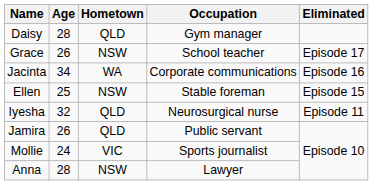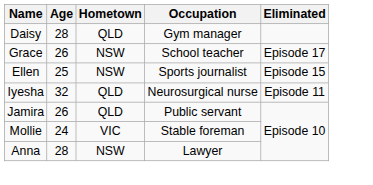- row: (27, 72)
(223, 92) Stable foreman -> (203, 72) Sports journalist
(223, 151) Sports journalist -> (203, 131) Stable foreman
